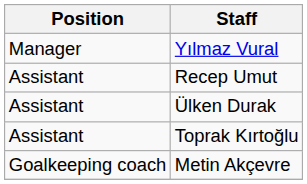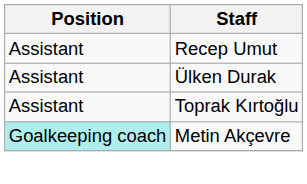- row: (227, 48)
(88, 164) no background -> (88, 135) paleturquoise background
